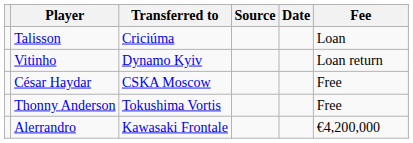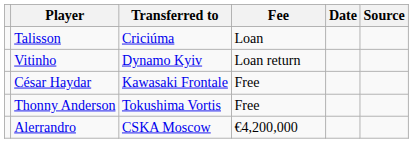columns swapped: (361, 15) <-> (255, 15)
(166, 82) CSKA Moscow -> (175, 82) Kawasaki Frontale
(175, 127) Kawasaki Frontale -> (166, 127) CSKA Moscow
